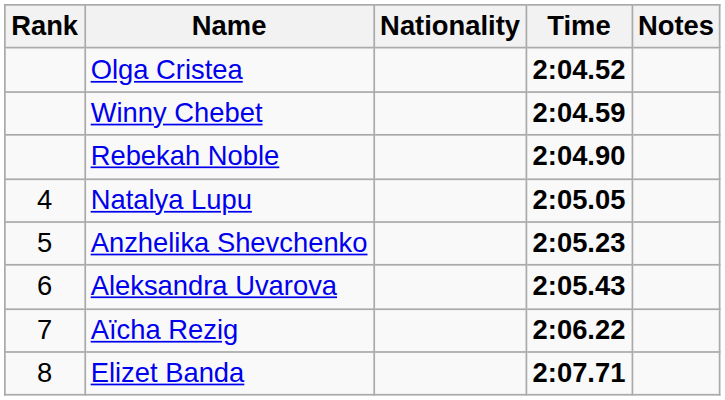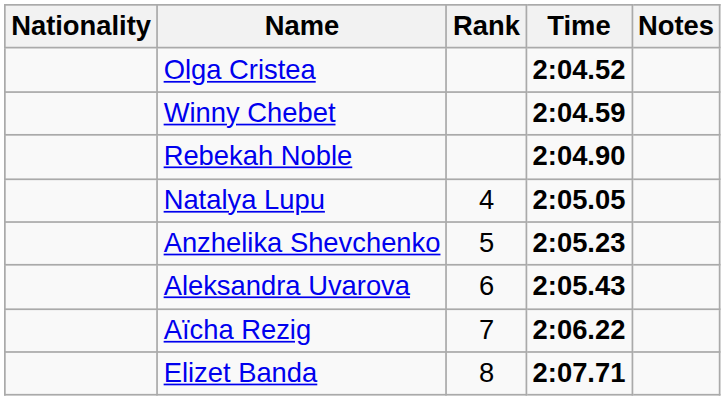columns swapped: (45, 26) <-> (450, 26)
